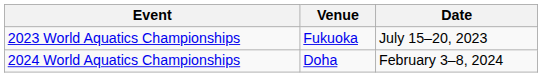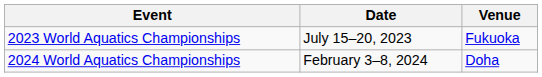columns swapped: (457, 15) <-> (338, 15)
